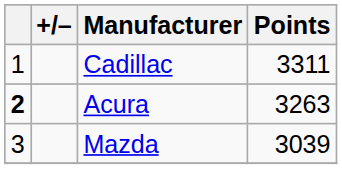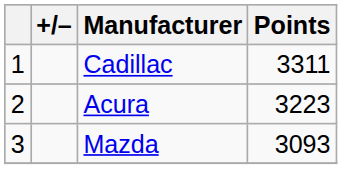(18, 104) bold -> (18, 104) normal
(303, 104) 3263 -> (303, 104) 3223
(303, 144) 3039 -> (303, 144) 3093
